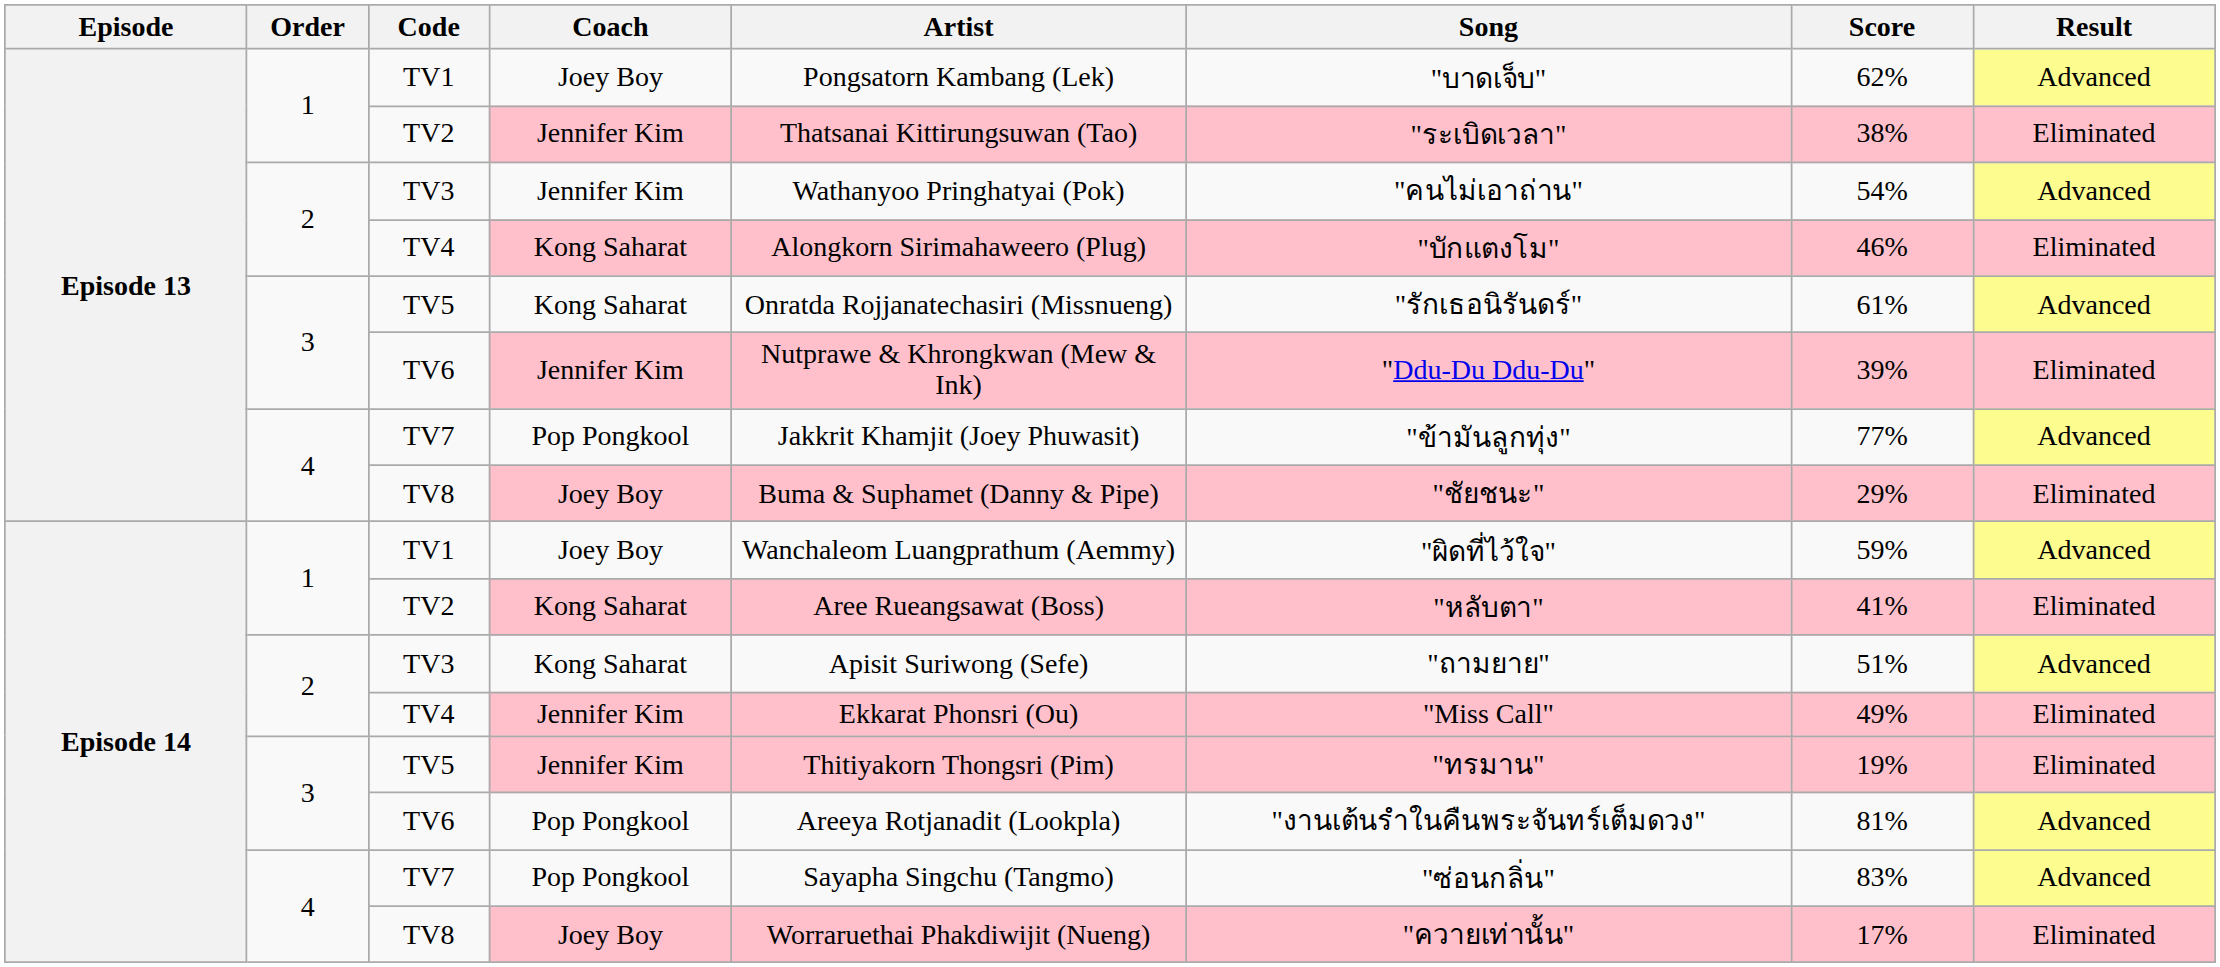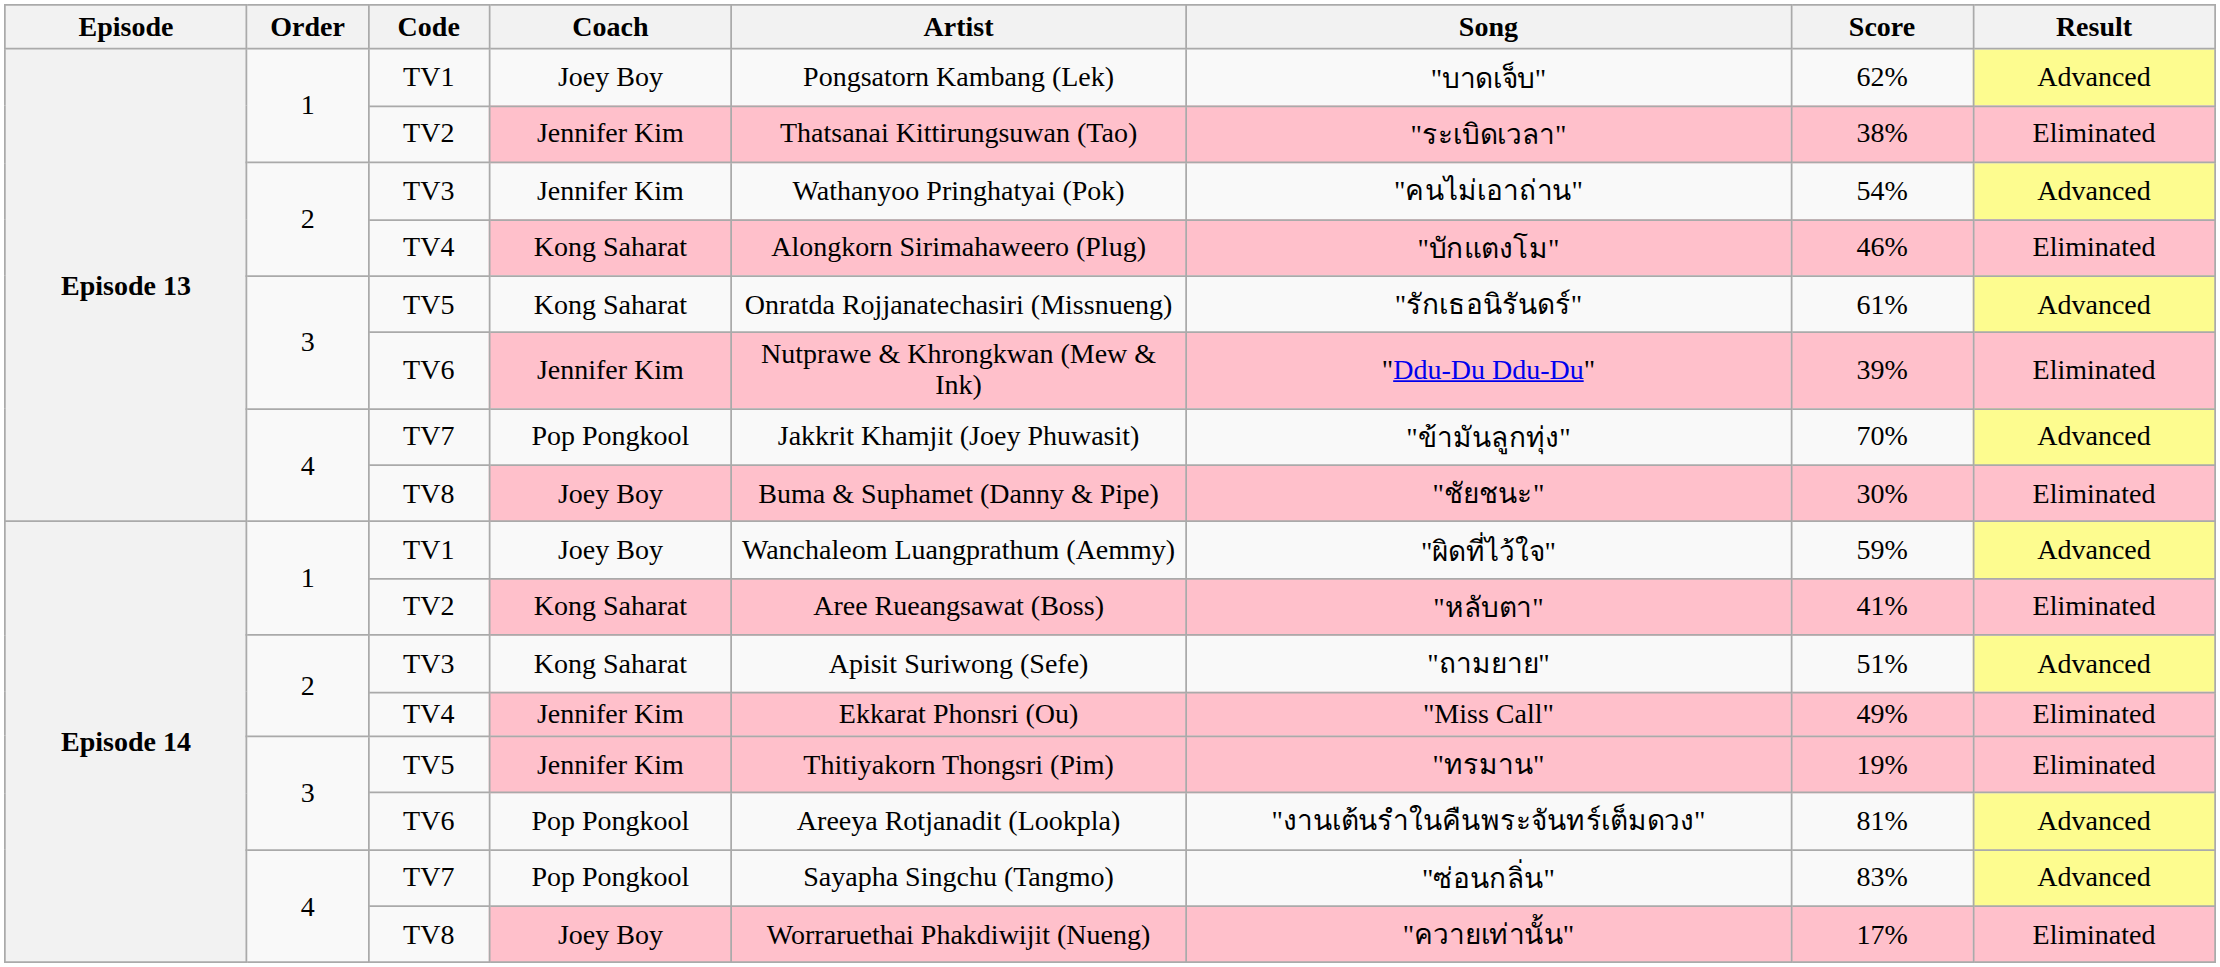(1882, 436) 77% -> (1882, 436) 70%
(1882, 493) 29% -> (1882, 493) 30%
